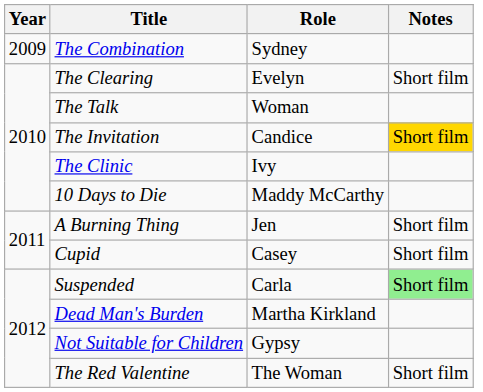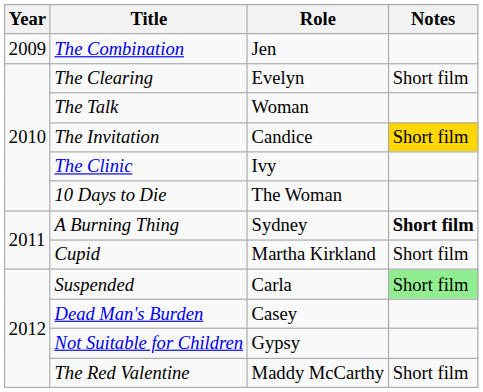(279, 48) Sydney -> (264, 48) Jen
(318, 195) Maddy McCarthy -> (297, 195) The Woman
(264, 225) Jen -> (279, 225) Sydney
(431, 225) normal -> (433, 225) bold
(274, 254) Casey -> (314, 254) Martha Kirkland
(314, 313) Martha Kirkland -> (274, 313) Casey
(297, 372) The Woman -> (318, 372) Maddy McCarthy
